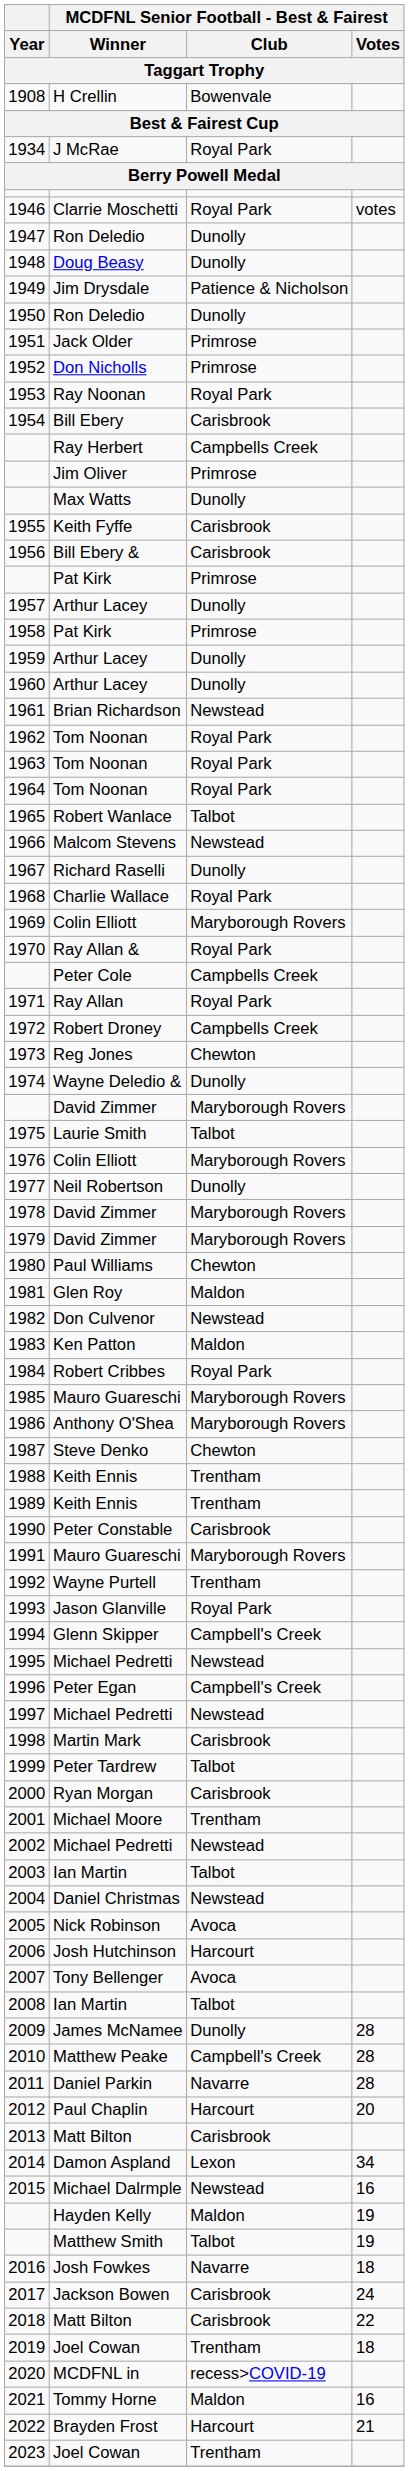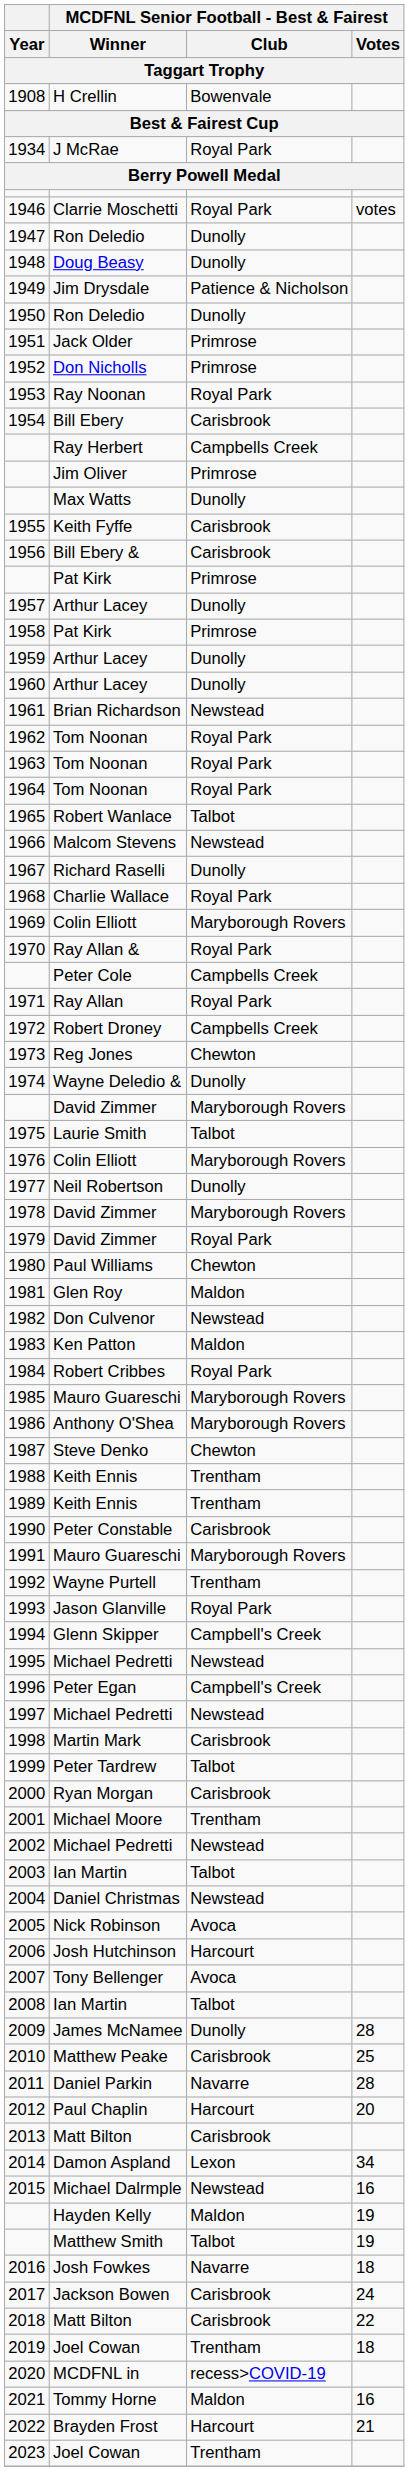(268, 1239) Maryborough Rovers -> (231, 1239) Royal Park
(256, 2057) Campbell's Creek -> (230, 2057) Carisbrook
(365, 2057) 28 -> (365, 2057) 25
